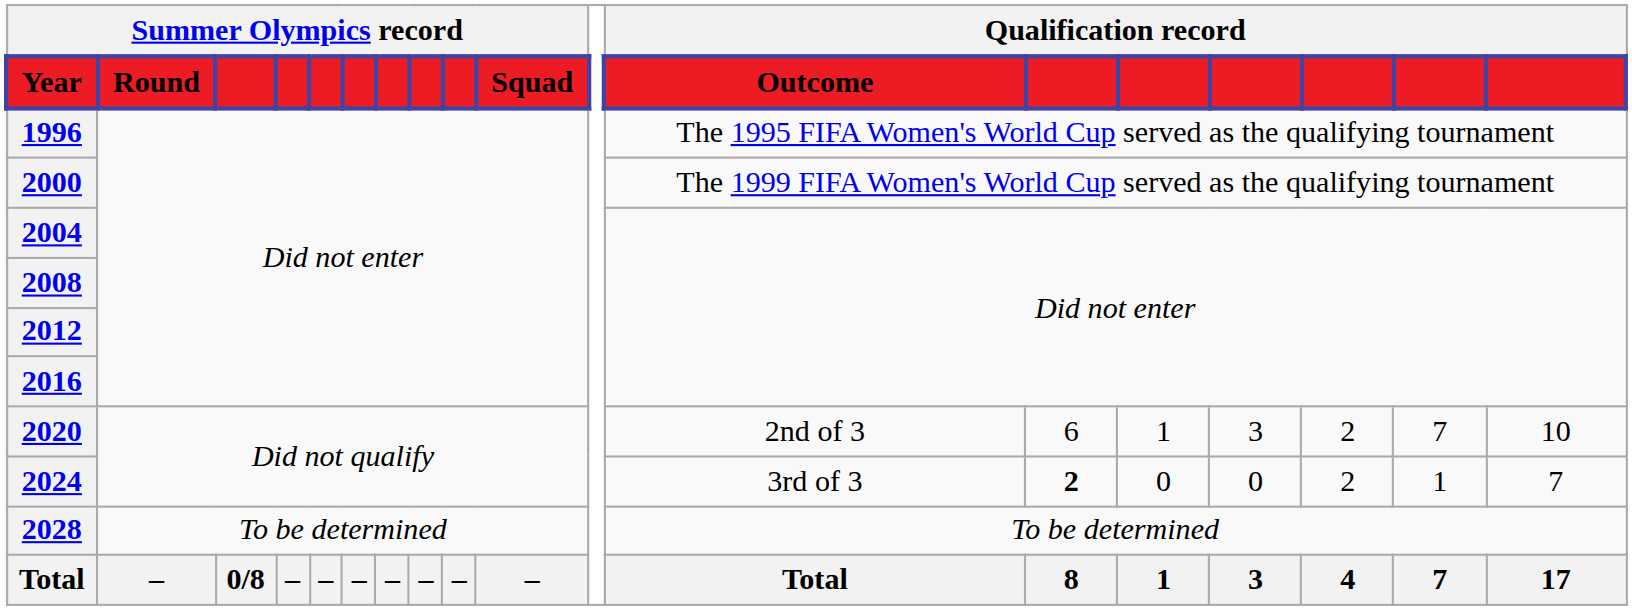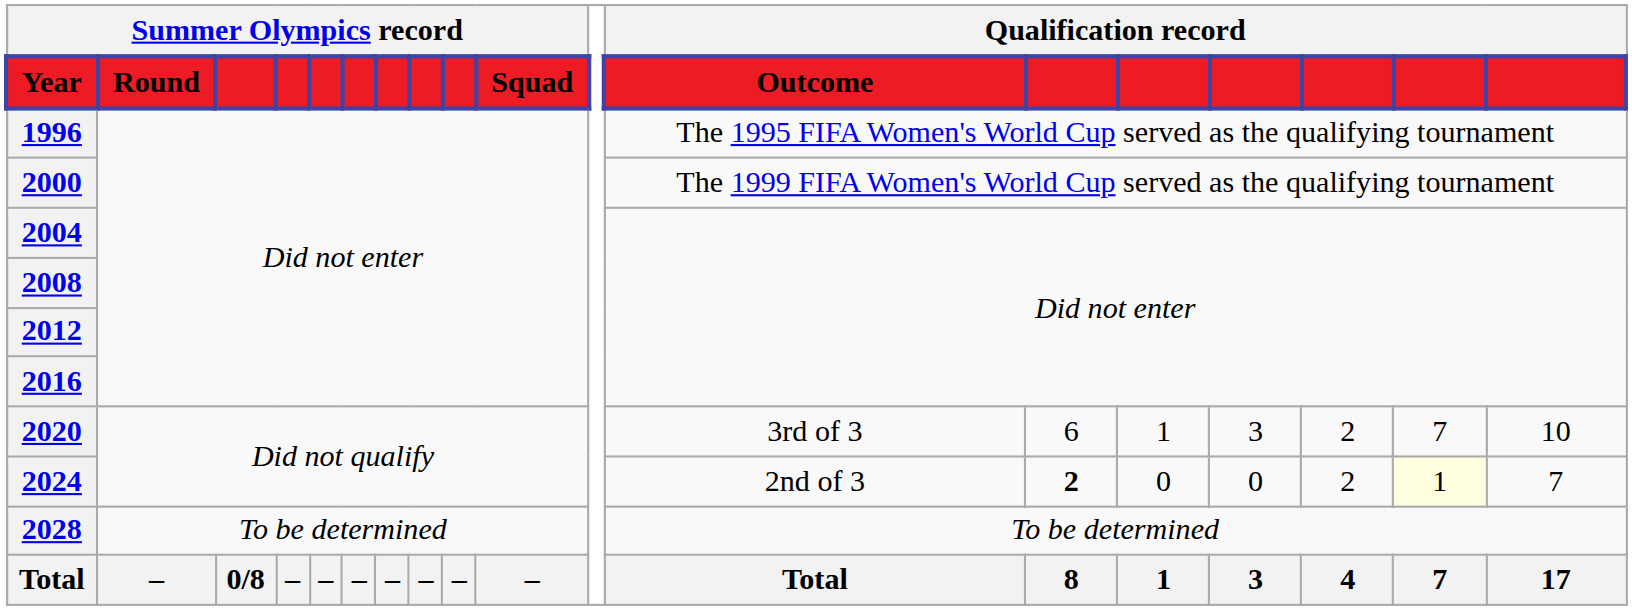(815, 430) 2nd of 3 -> (815, 430) 3rd of 3
(815, 480) 3rd of 3 -> (815, 480) 2nd of 3
(1440, 480) no background -> (1440, 480) lightyellow background
